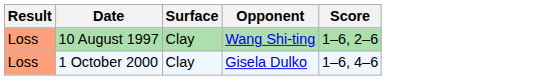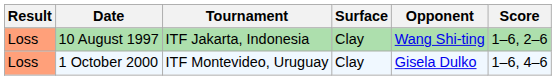+ column: (247, 15)
